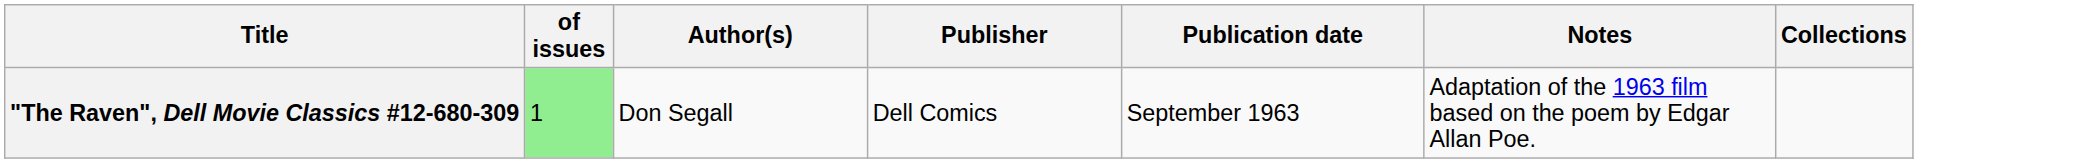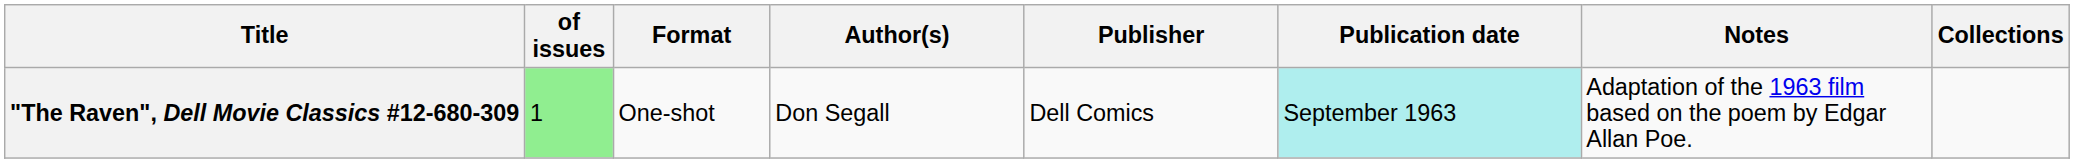+ column: (692, 36)
(1213, 112) no background -> (1370, 112) paleturquoise background
